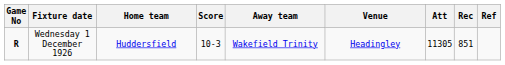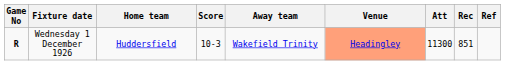(375, 44) no background -> (375, 44) lightsalmon background
(440, 44) 11305 -> (440, 44) 11300
